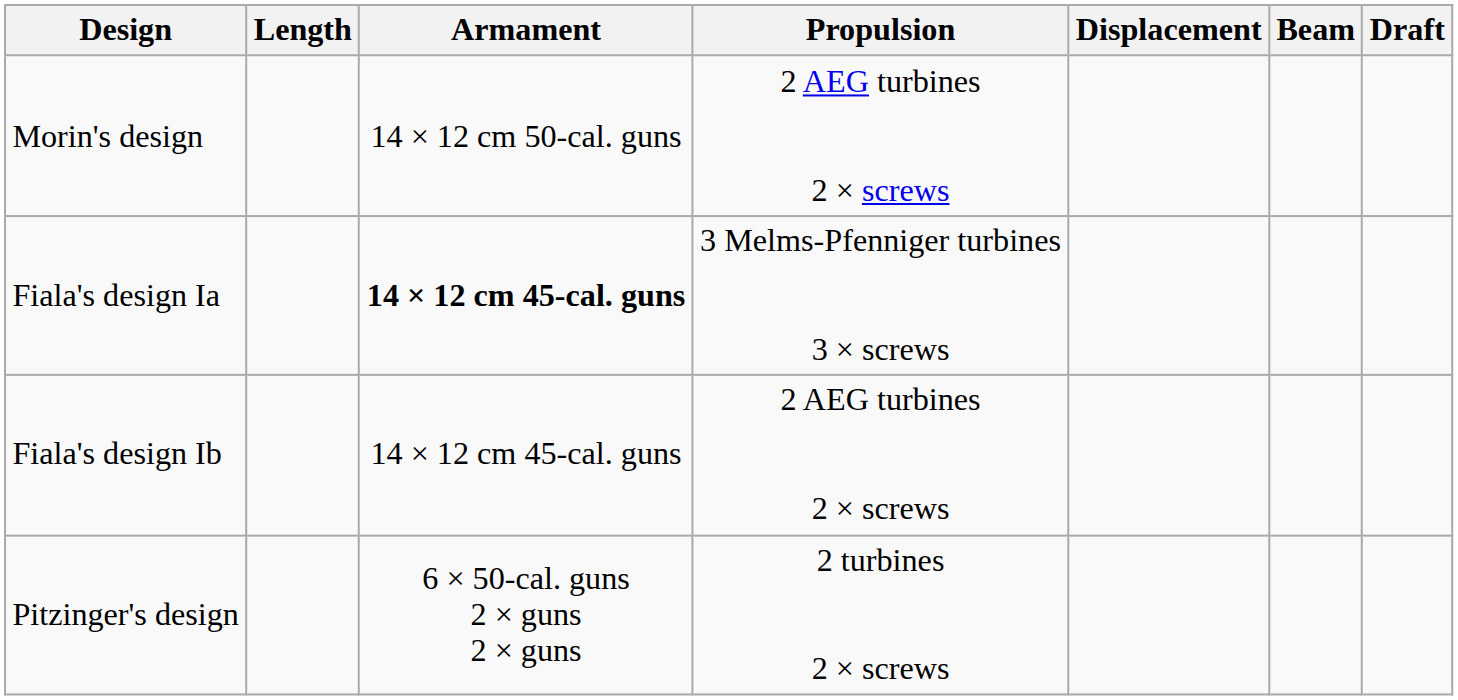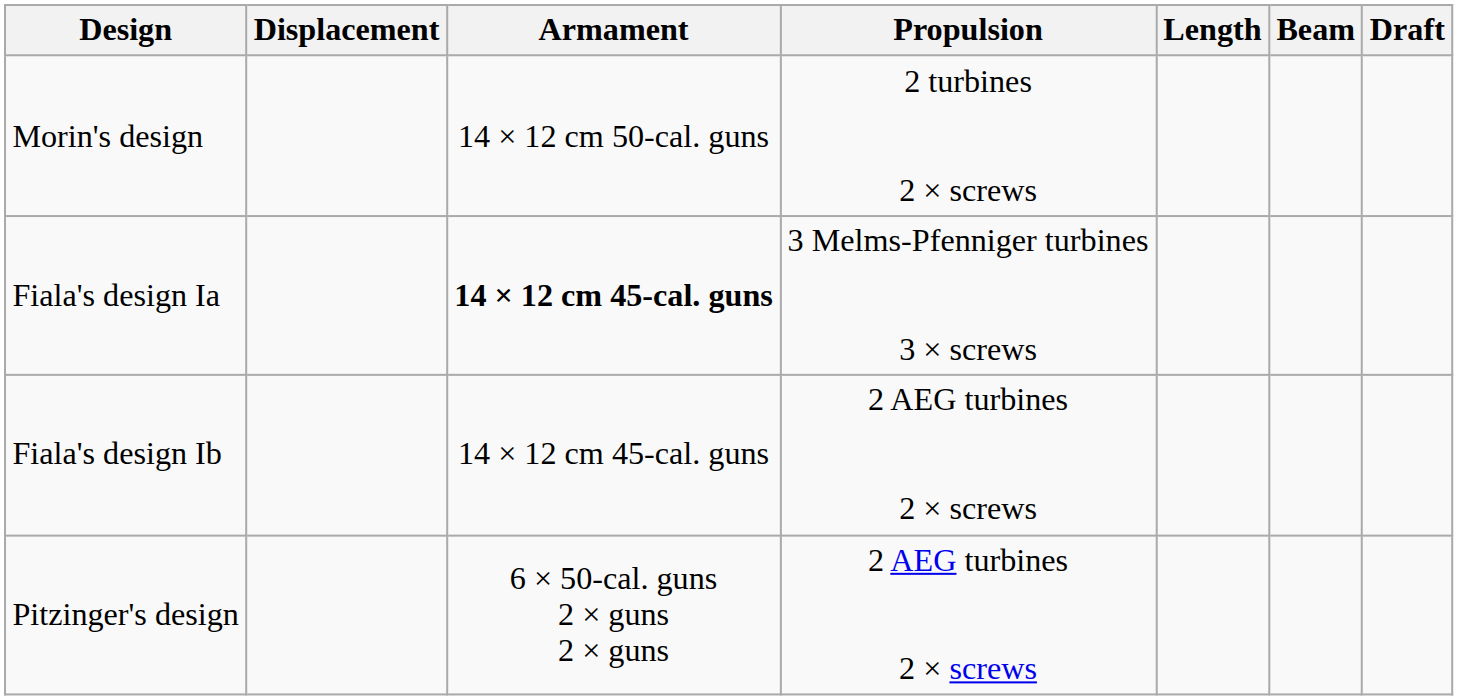columns swapped: (1169, 30) <-> (303, 30)
(881, 135) 2 AEG turbines 2 × screws -> (968, 135) 2 turbines 2 × screws
(881, 613) 2 turbines 2 × screws -> (968, 613) 2 AEG turbines 2 × screws
